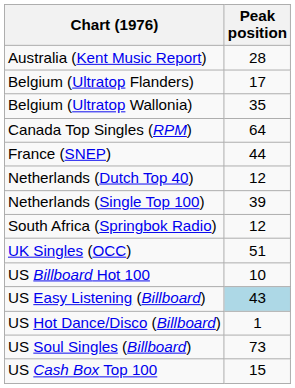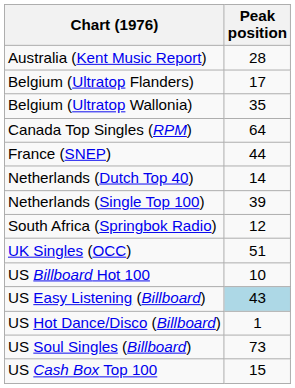(257, 178) 12 -> (257, 178) 14
